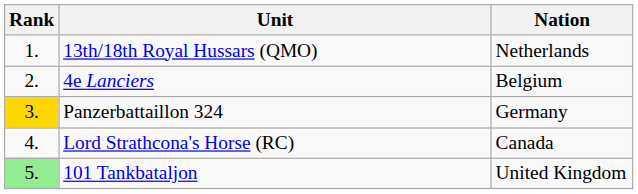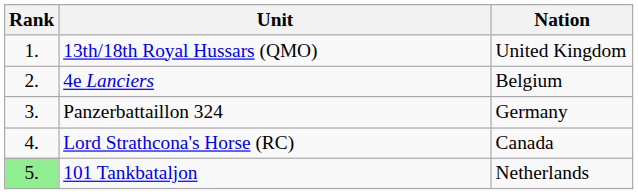(542, 50) Netherlands -> (561, 50) United Kingdom
(32, 111) gold background -> (32, 111) no background
(561, 173) United Kingdom -> (542, 173) Netherlands
